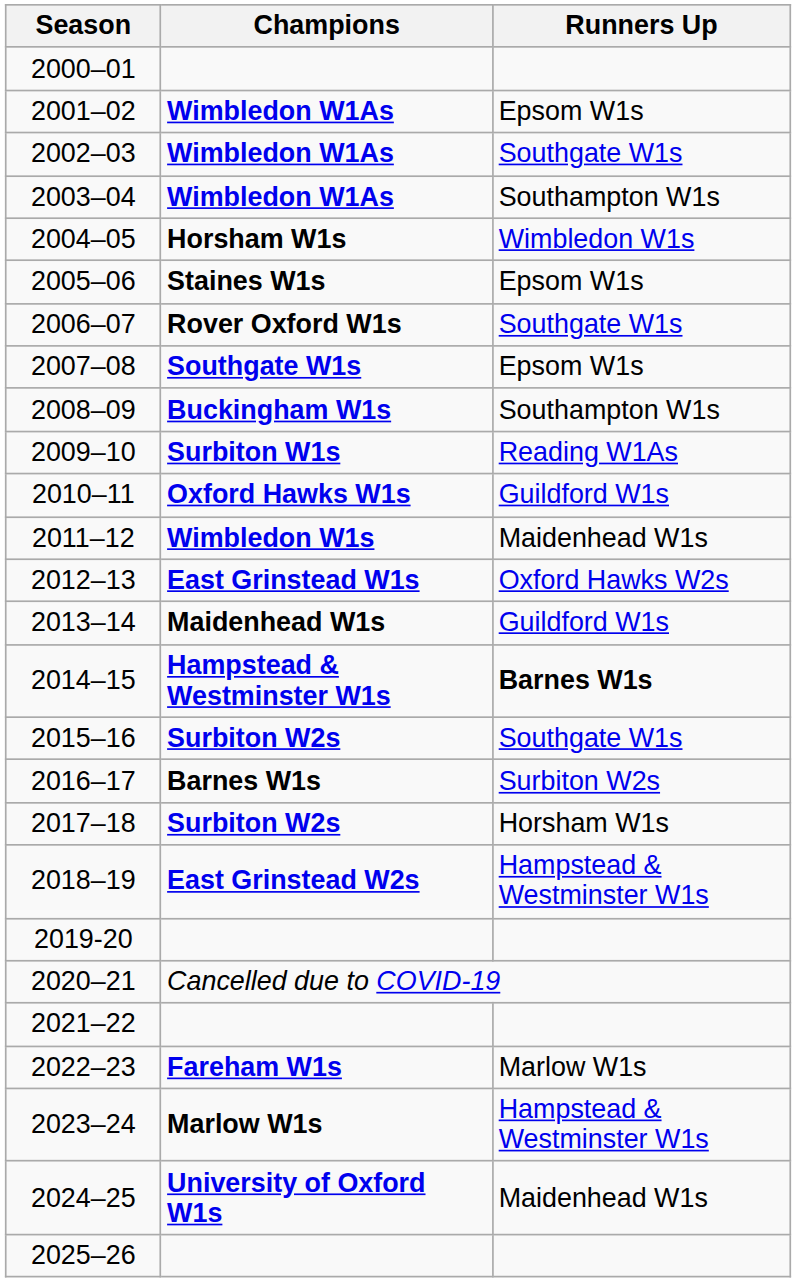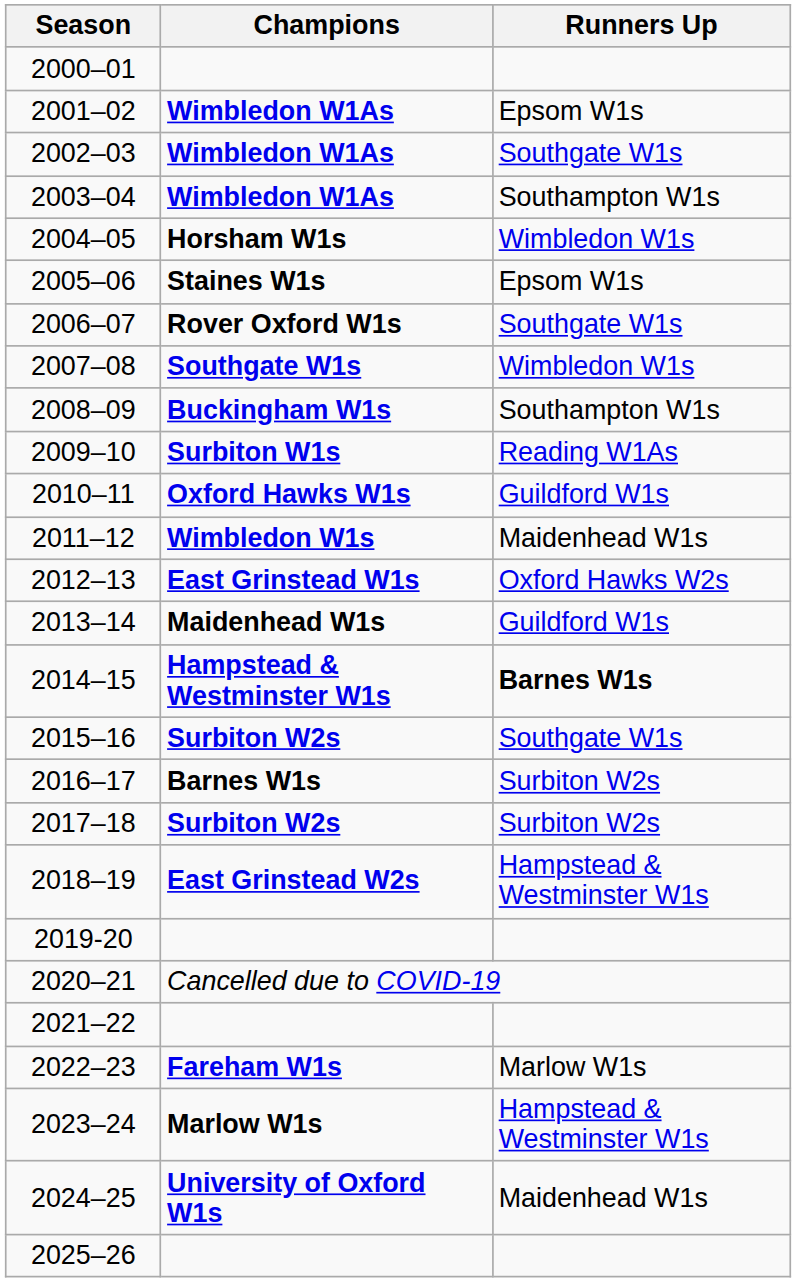(571, 366) Epsom W1s -> (597, 366) Wimbledon W1s
(584, 823) Horsham W1s -> (579, 823) Surbiton W2s
